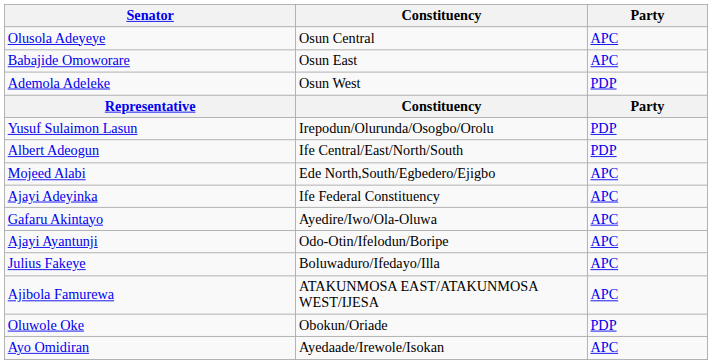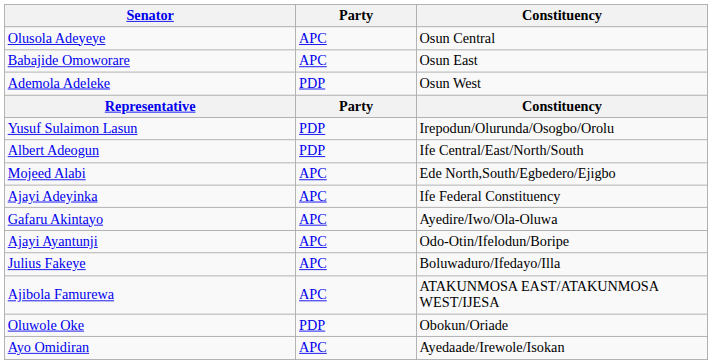columns swapped: (647, 15) <-> (441, 15)
